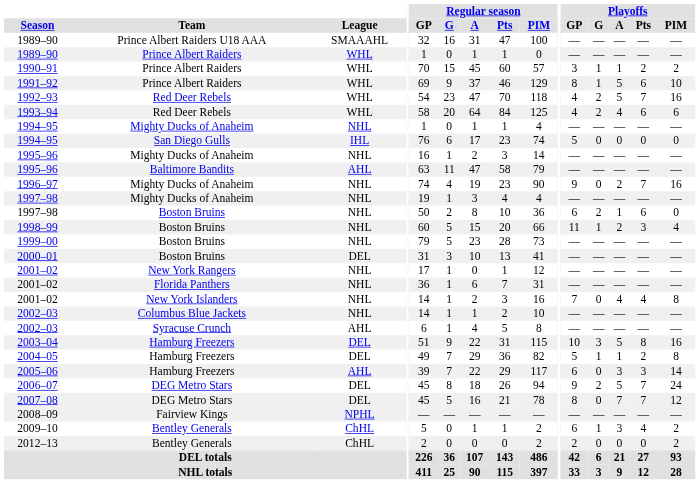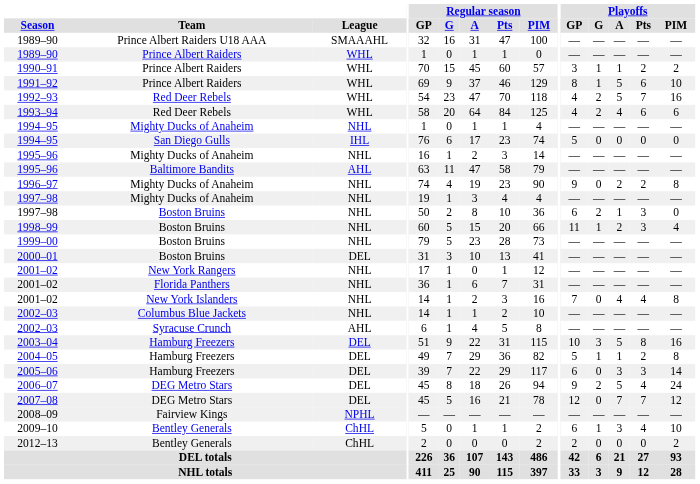(643, 184) 7 -> (643, 184) 2
(676, 184) 16 -> (676, 184) 8
(643, 212) 6 -> (643, 212) 3
(360, 371) AHL -> (360, 371) DEL
(643, 385) 7 -> (643, 385) 4
(574, 400) 8 -> (574, 400) 12
(676, 428) 2 -> (676, 428) 10
